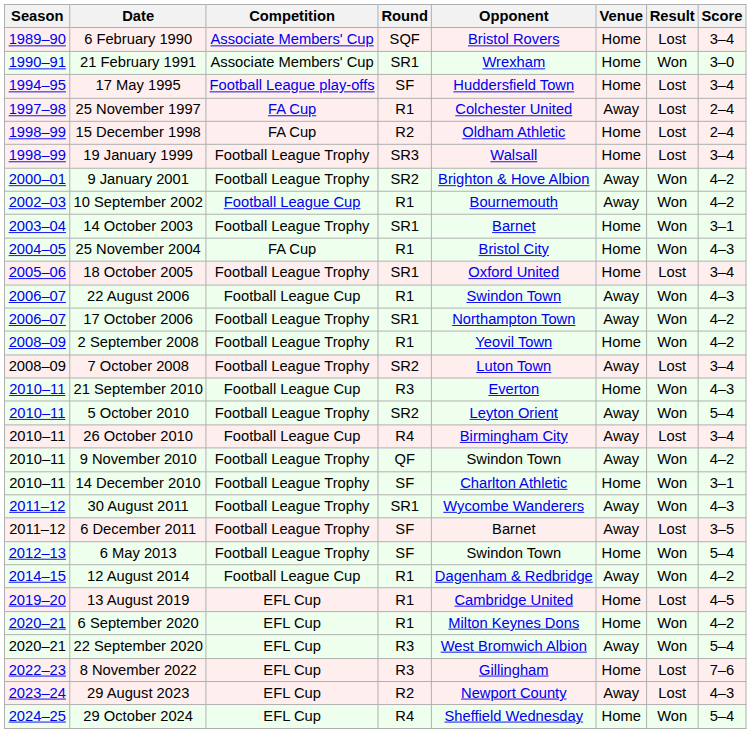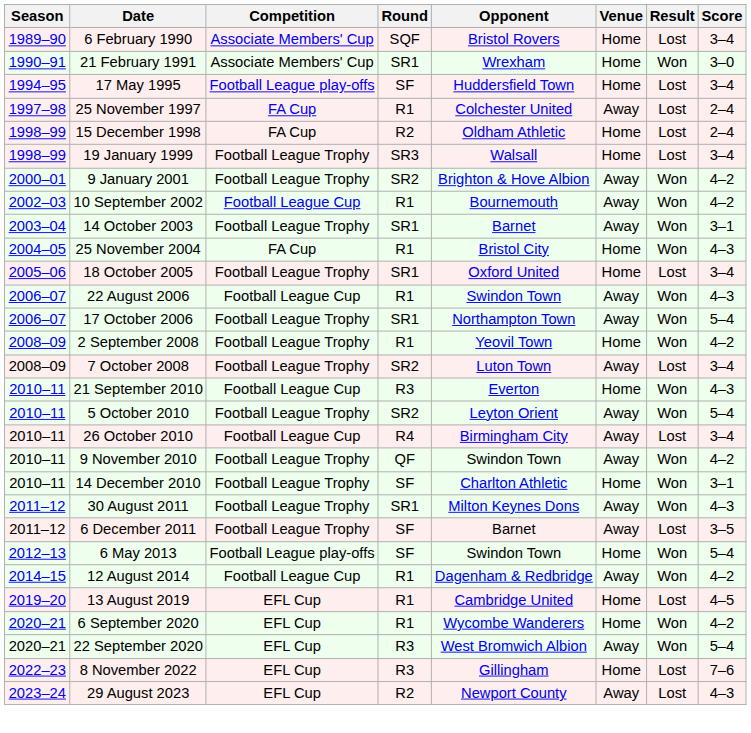(621, 226) Home -> (621, 226) Away
(722, 319) 4–2 -> (722, 319) 5–4
(514, 506) Wycombe Wanderers -> (514, 506) Milton Keynes Dons
(292, 553) Football League Trophy -> (292, 553) Football League play-offs
(514, 623) Milton Keynes Dons -> (514, 623) Wycombe Wanderers
- row: (138, 716)
